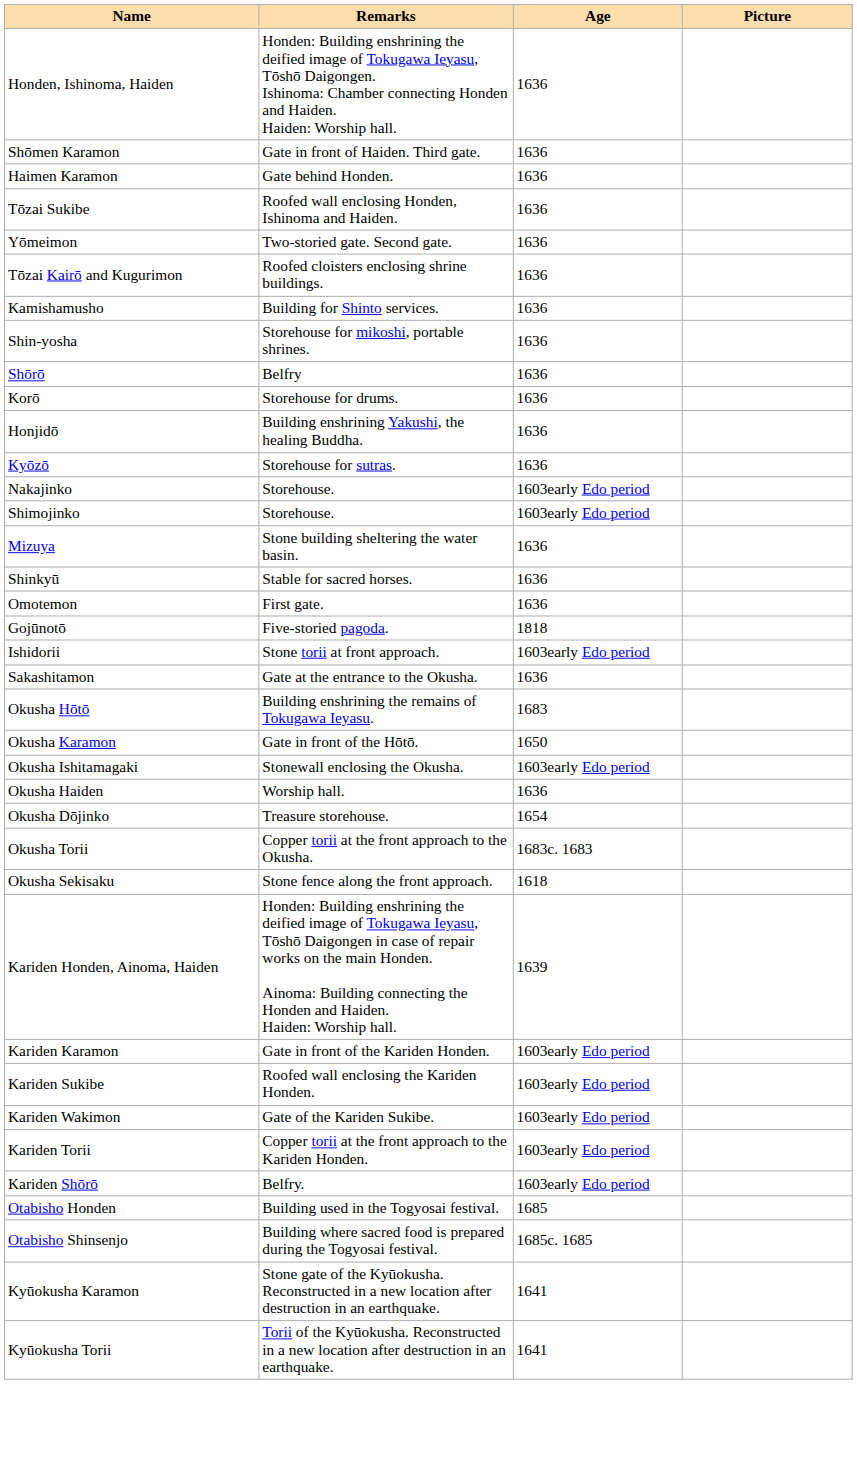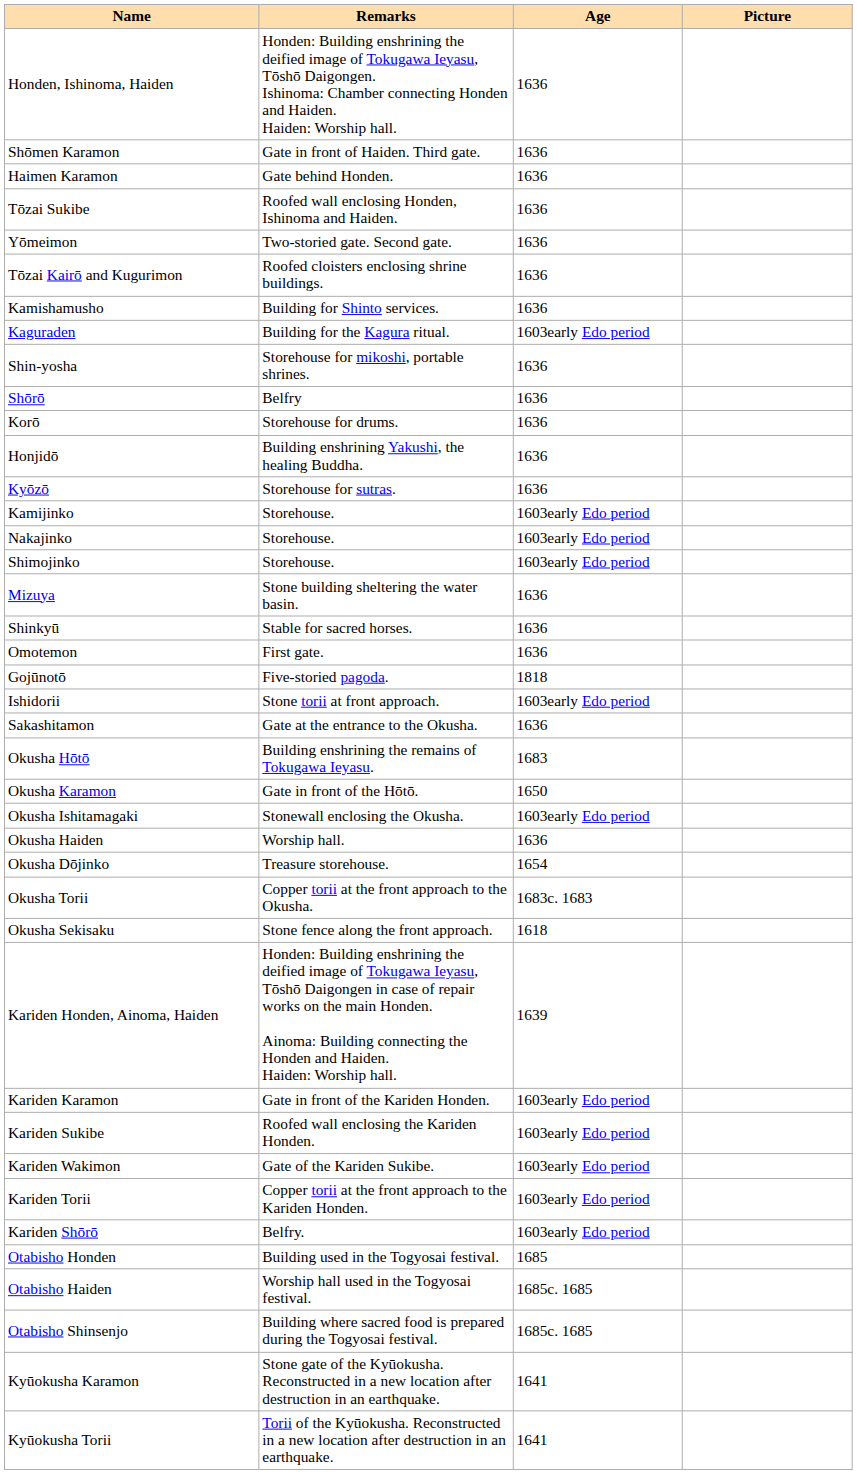+ row: (42, 332)
+ row: (41, 513)
+ row: (60, 1289)
